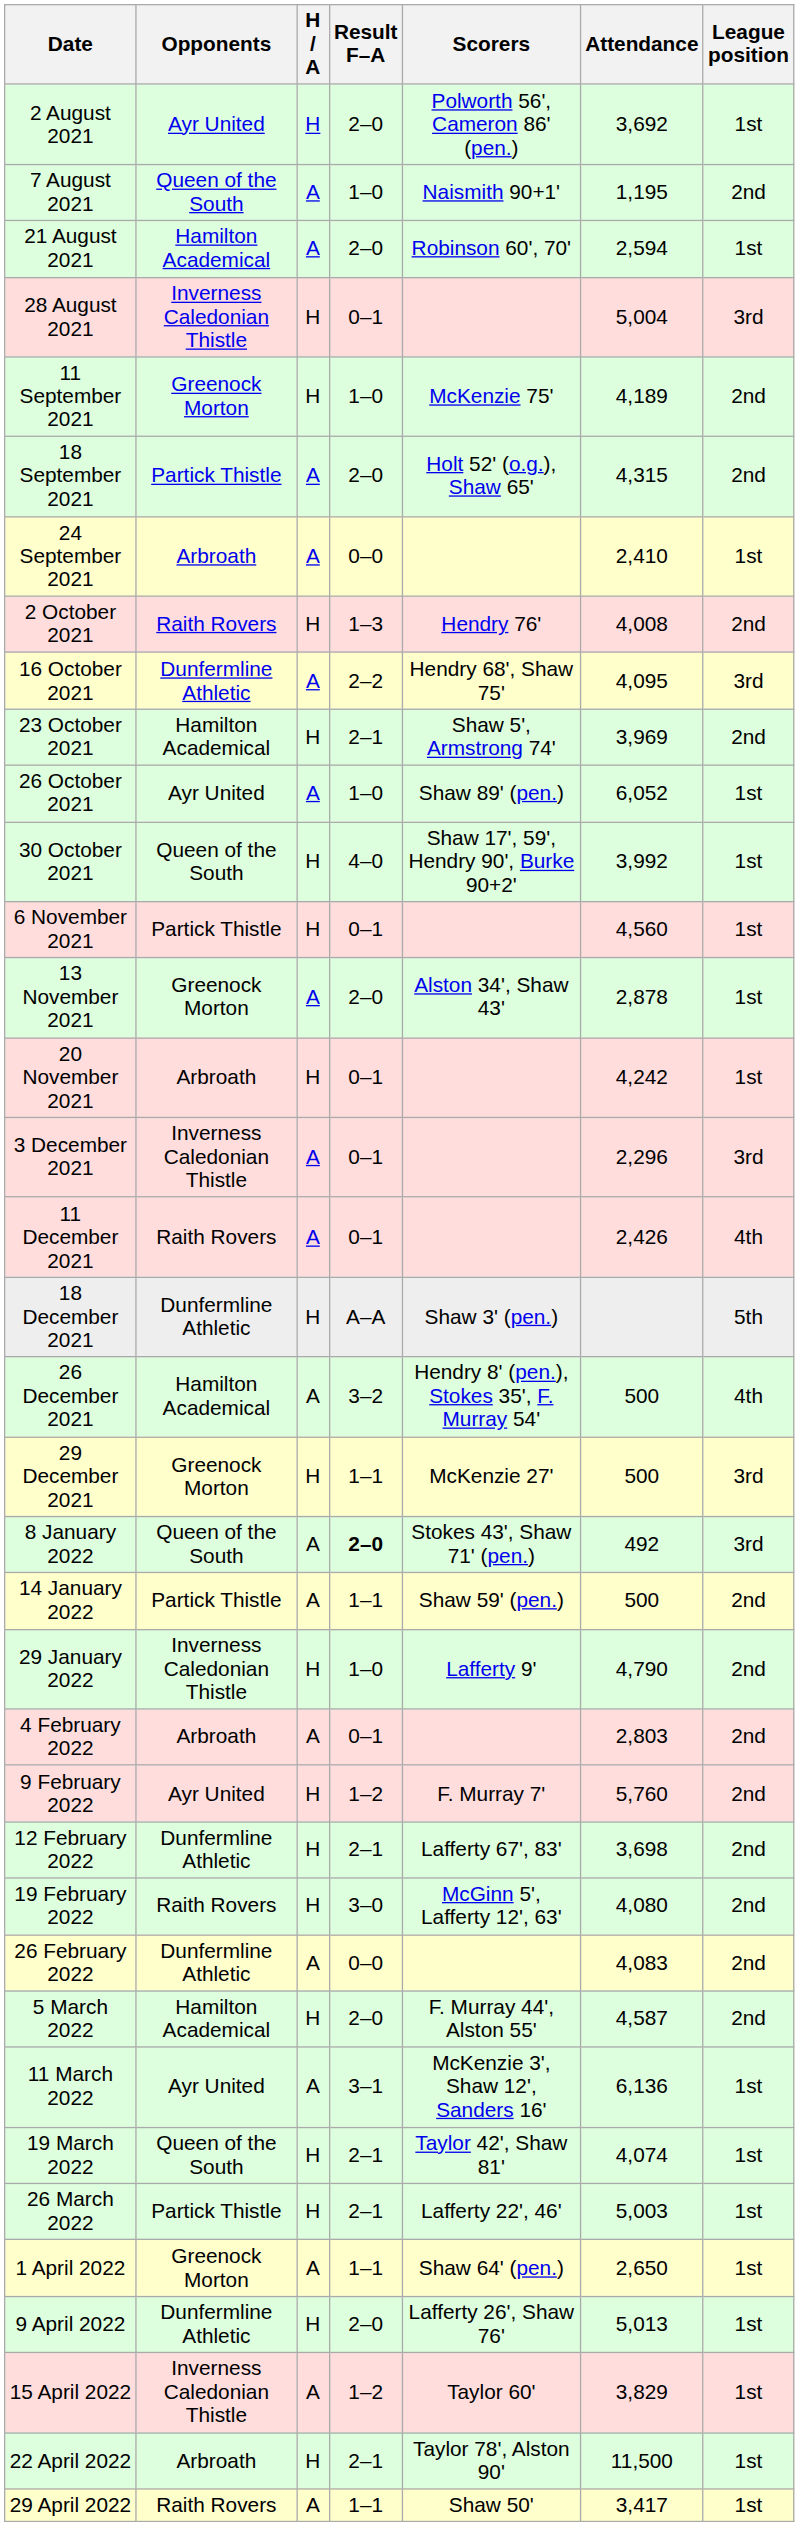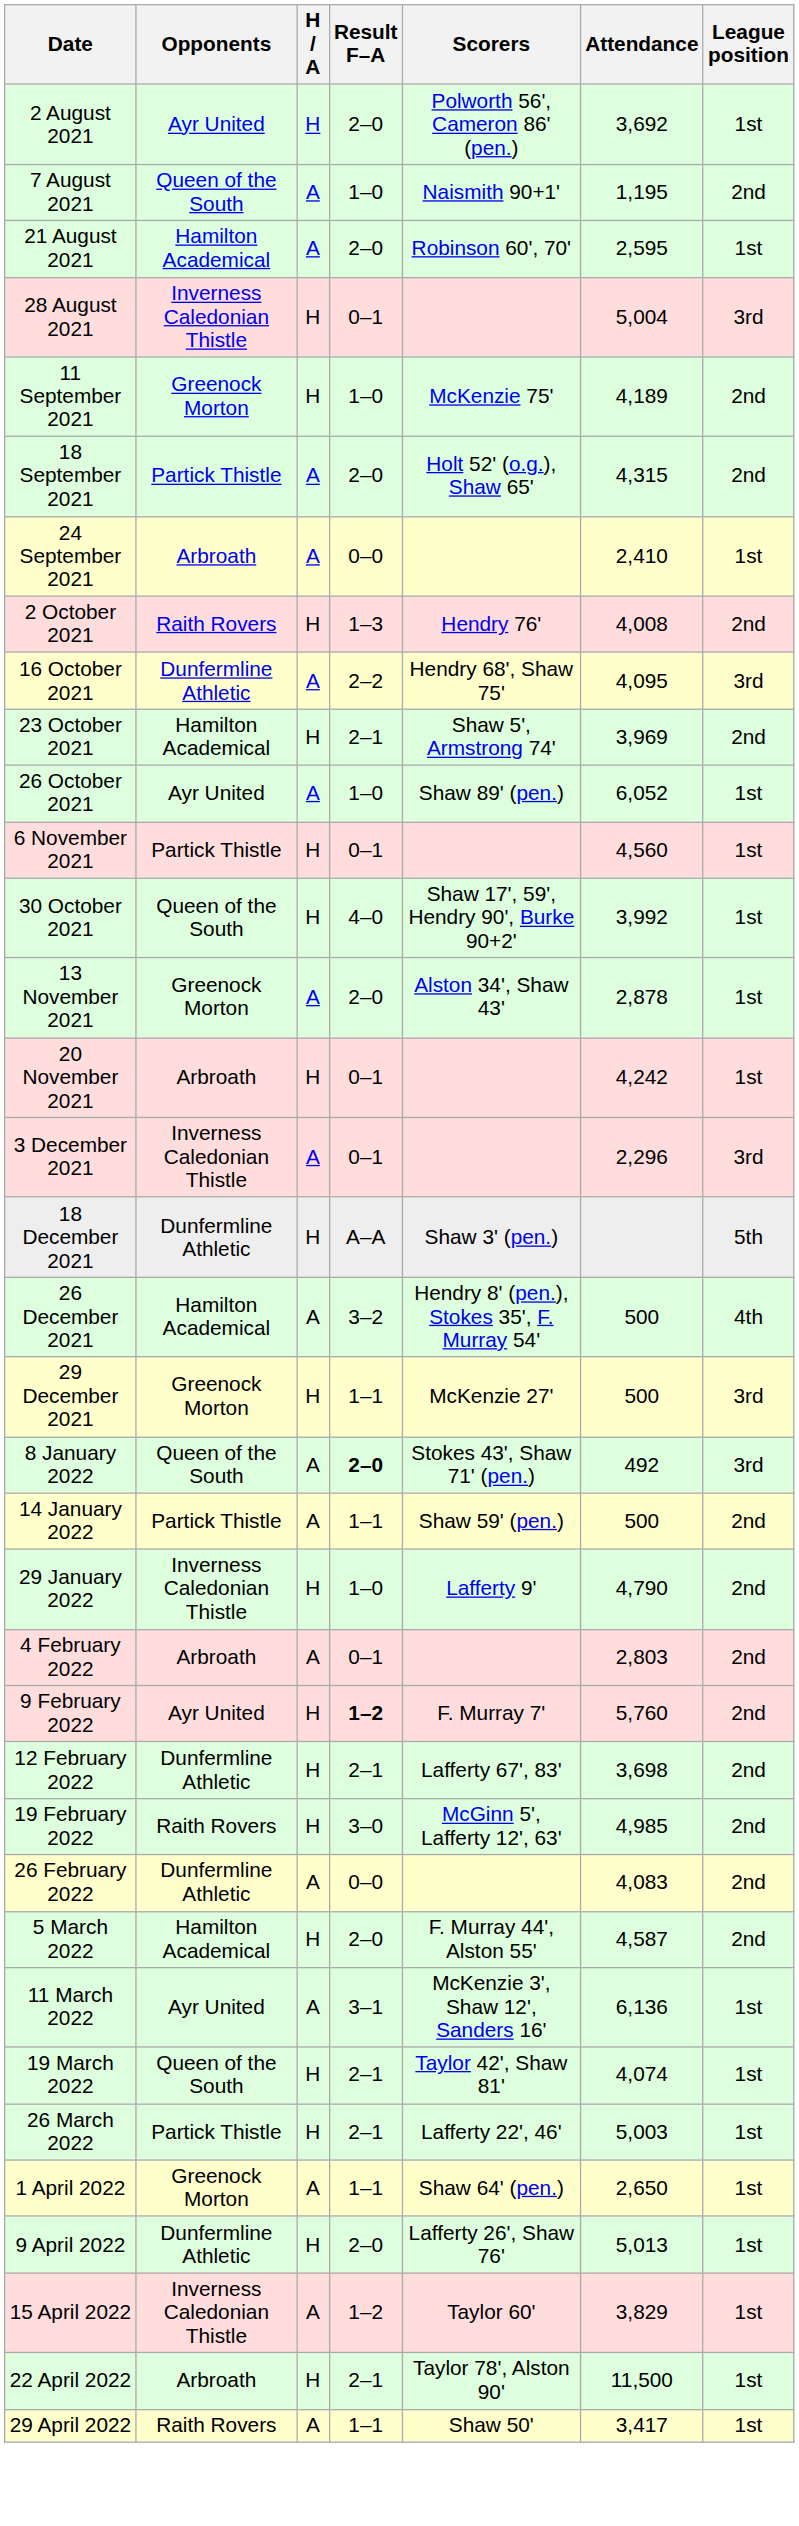(642, 248) 2,594 -> (642, 248) 2,595
rows swapped: (70, 861) <-> (70, 929)
- row: (70, 1236)
(366, 1793) normal -> (366, 1713) bold
(642, 1906) 4,080 -> (642, 1826) 4,985
